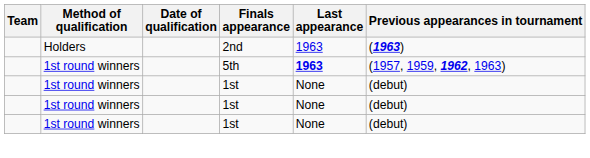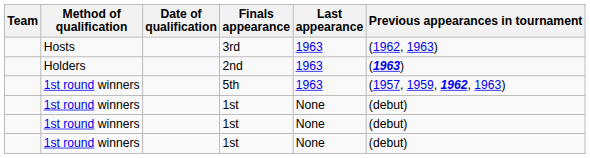+ row: (59, 47)
(309, 66) bold -> (309, 85) normal
